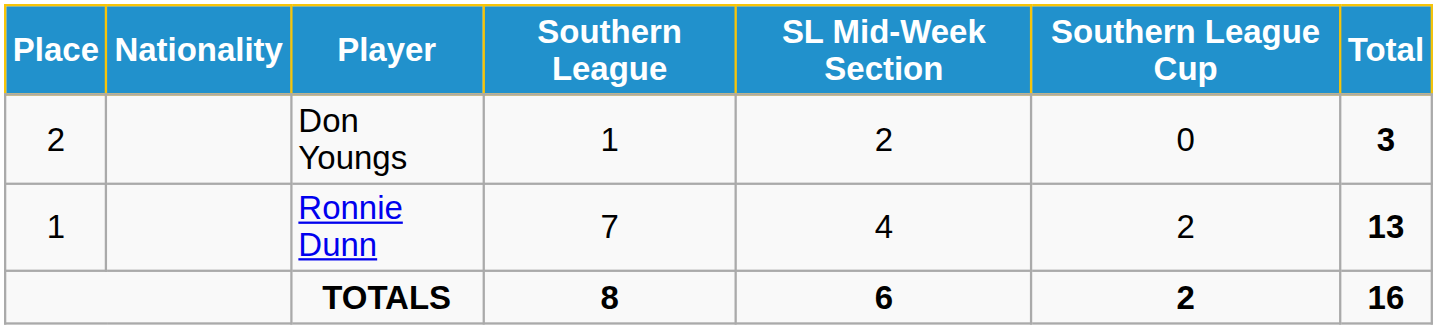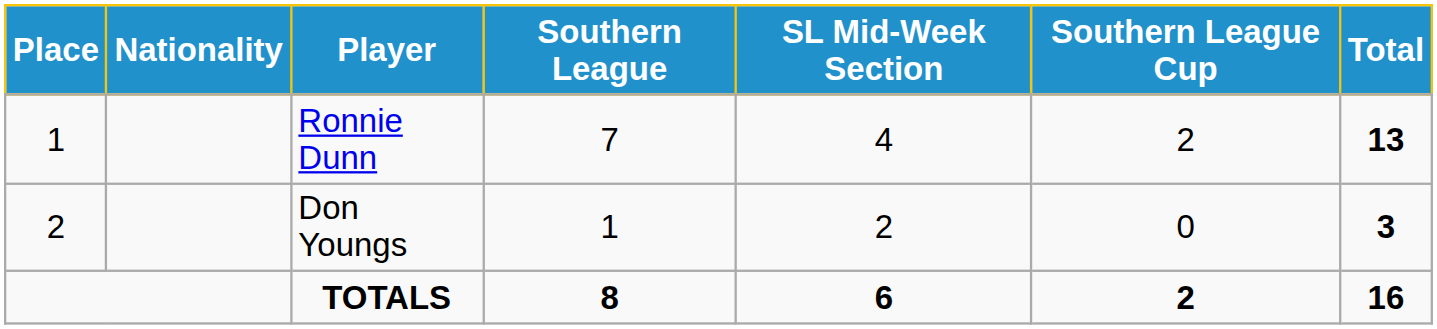rows swapped: (351, 227) <-> (353, 139)
